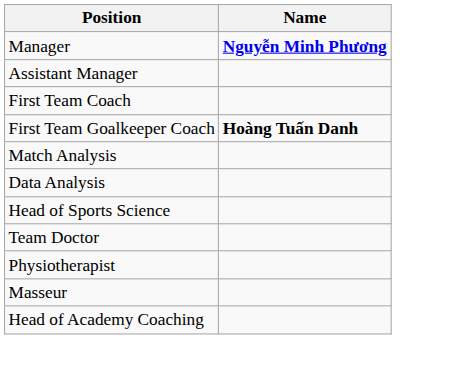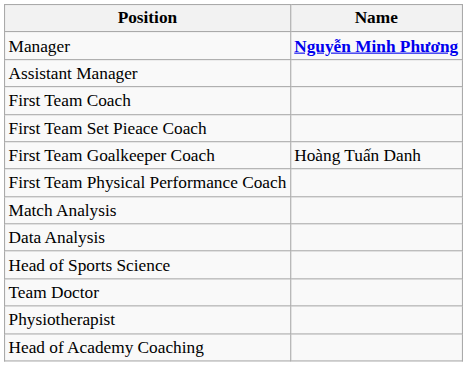+ row: (108, 127)
(290, 127) bold -> (358, 155) normal
+ row: (147, 182)
- row: (38, 292)
